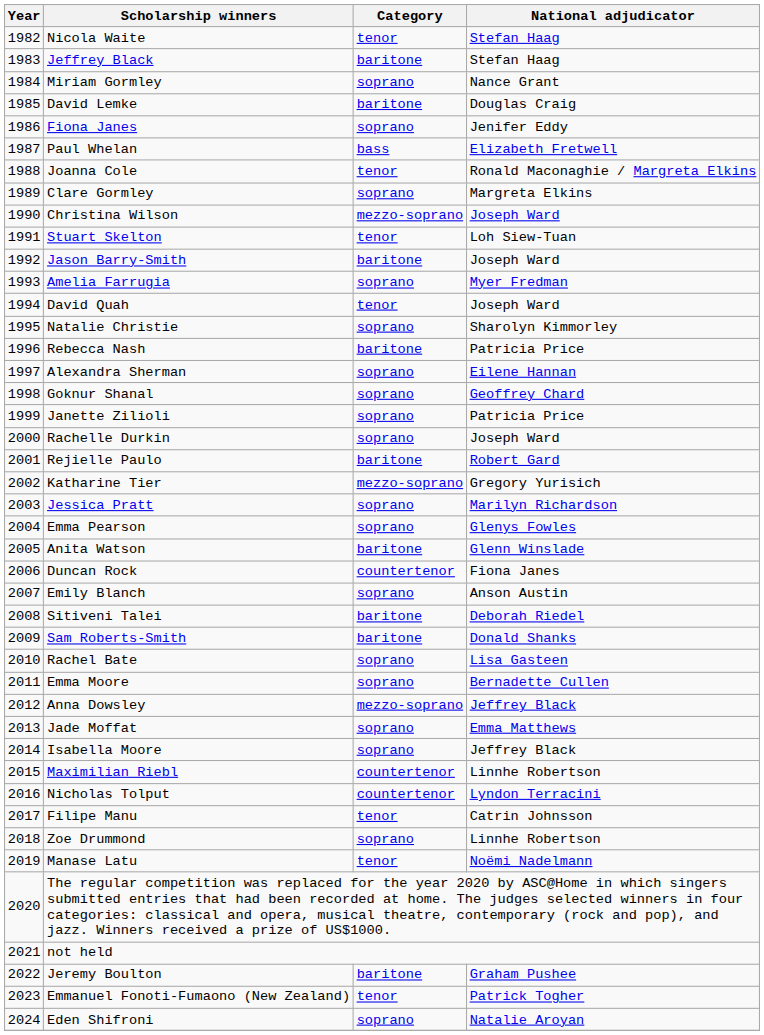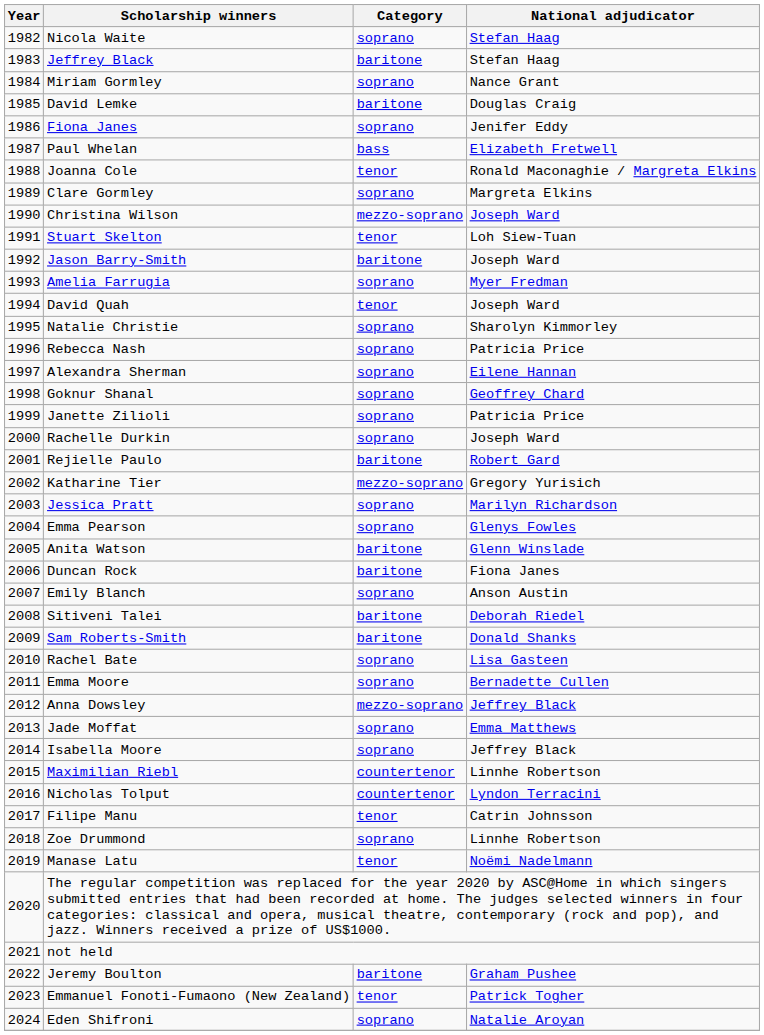(377, 38) tenor -> (385, 38) soprano
(389, 349) baritone -> (385, 349) soprano
(406, 572) countertenor -> (389, 572) baritone
